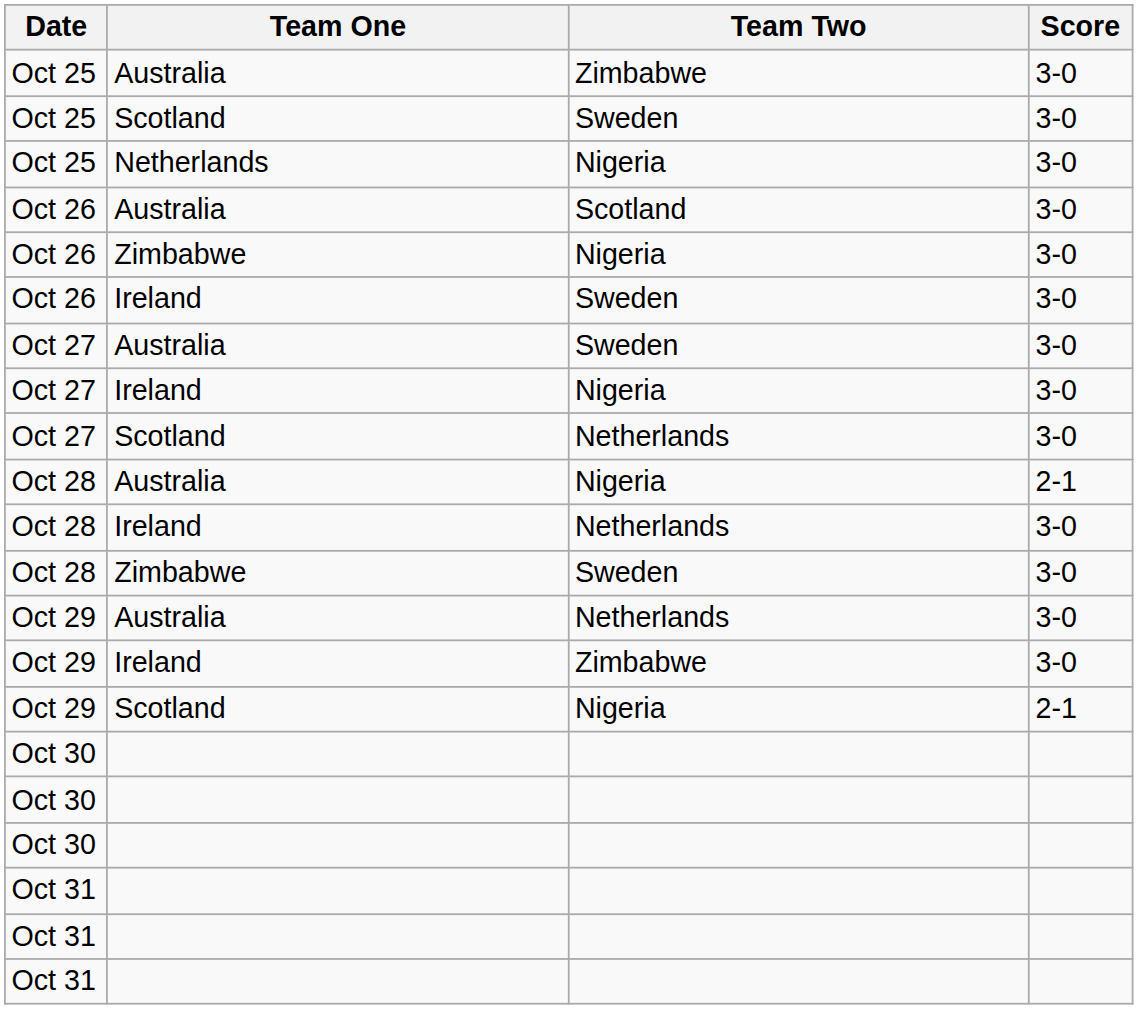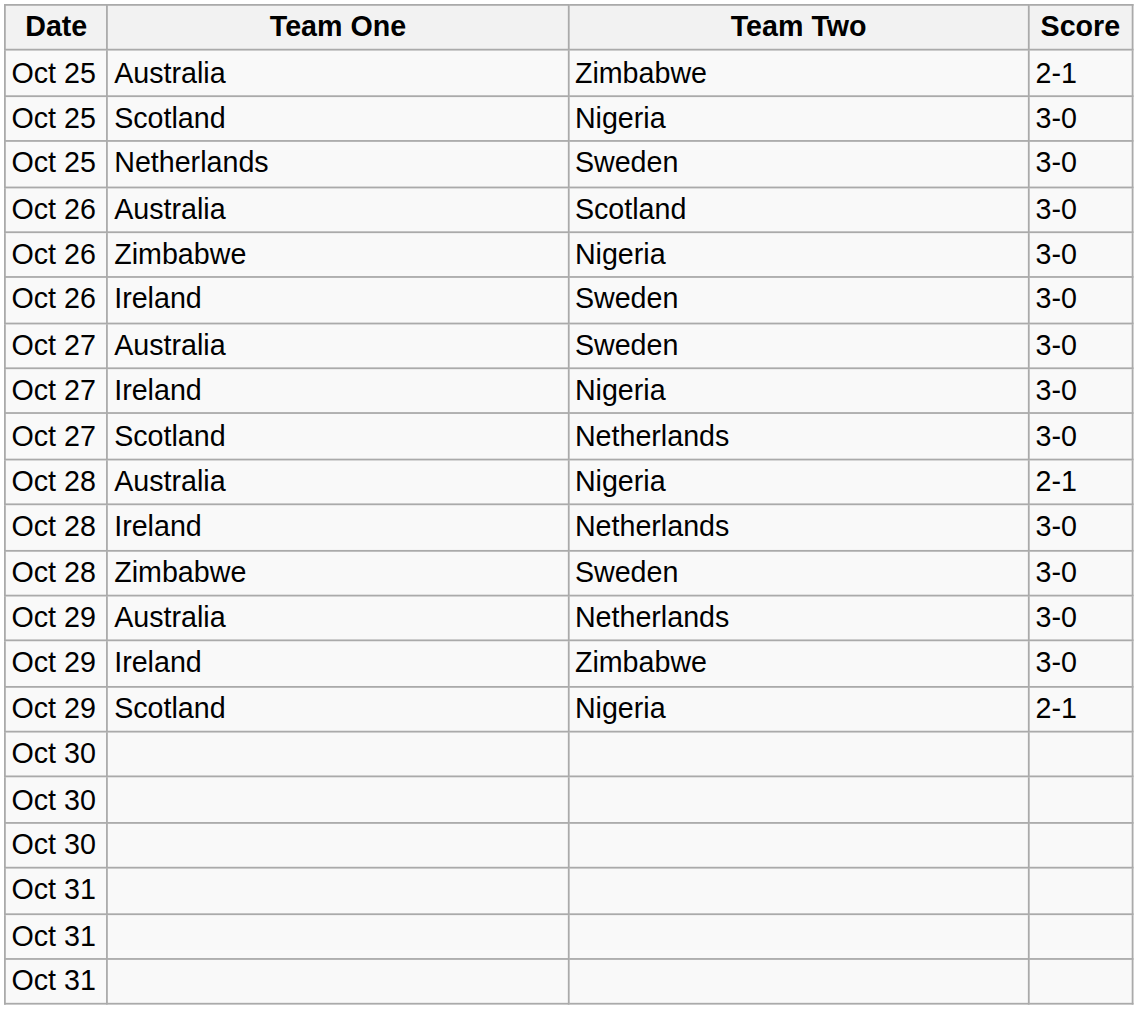(1056, 72) 3-0 -> (1056, 72) 2-1
(627, 118) Sweden -> (620, 118) Nigeria
(620, 163) Nigeria -> (627, 163) Sweden
